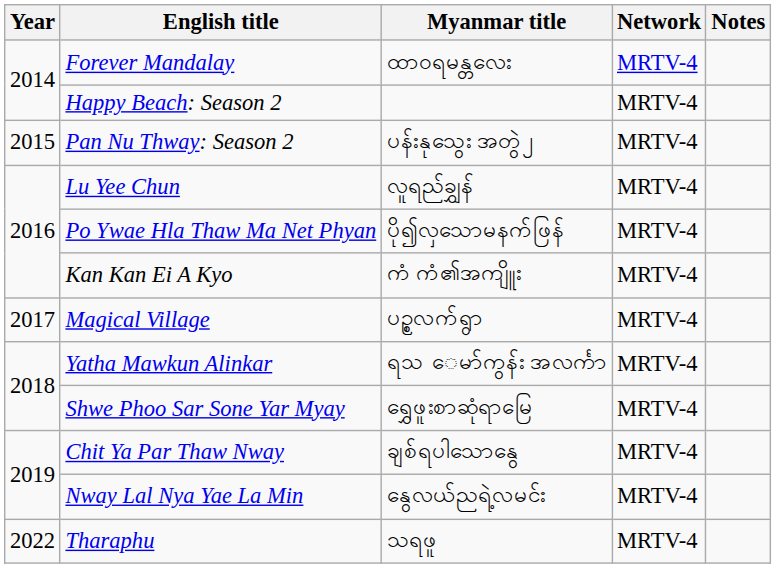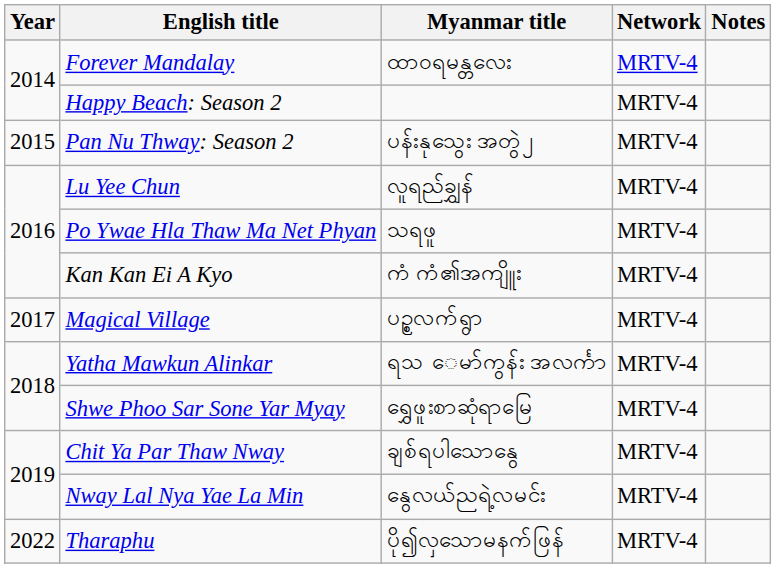(475, 229) ပို၍လှသောမနက်ဖြန် -> (412, 229) သရဖူ
(412, 539) သရဖူ -> (475, 539) ပို၍လှသောမနက်ဖြန်
